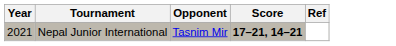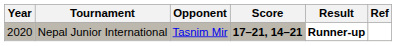+ column: (336, 14)
(20, 32) 2021 -> (20, 32) 2020
